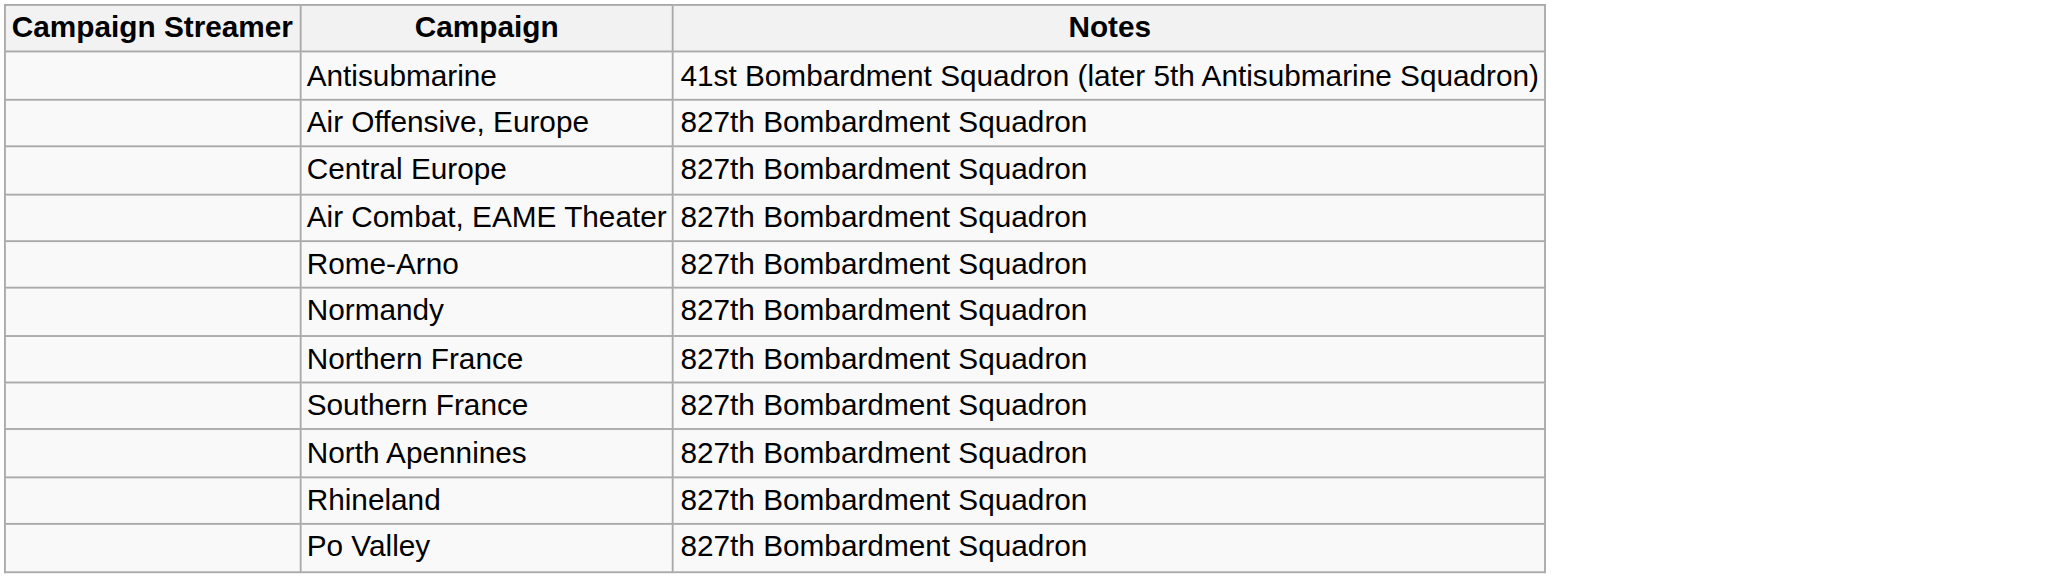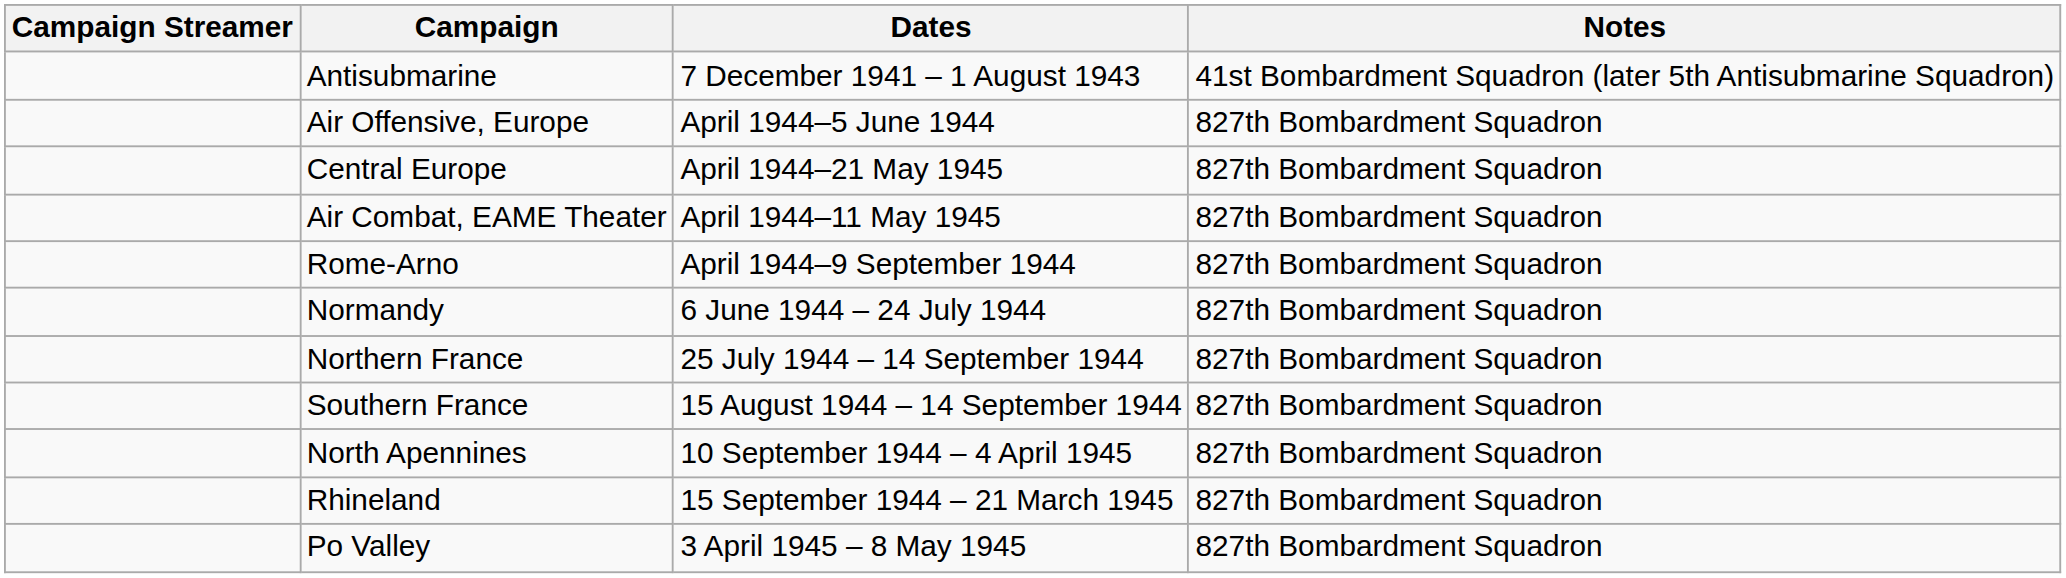+ column: (931, 28)
